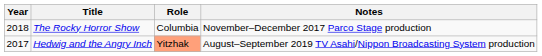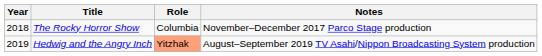(18, 43) 2017 -> (18, 43) 2019
